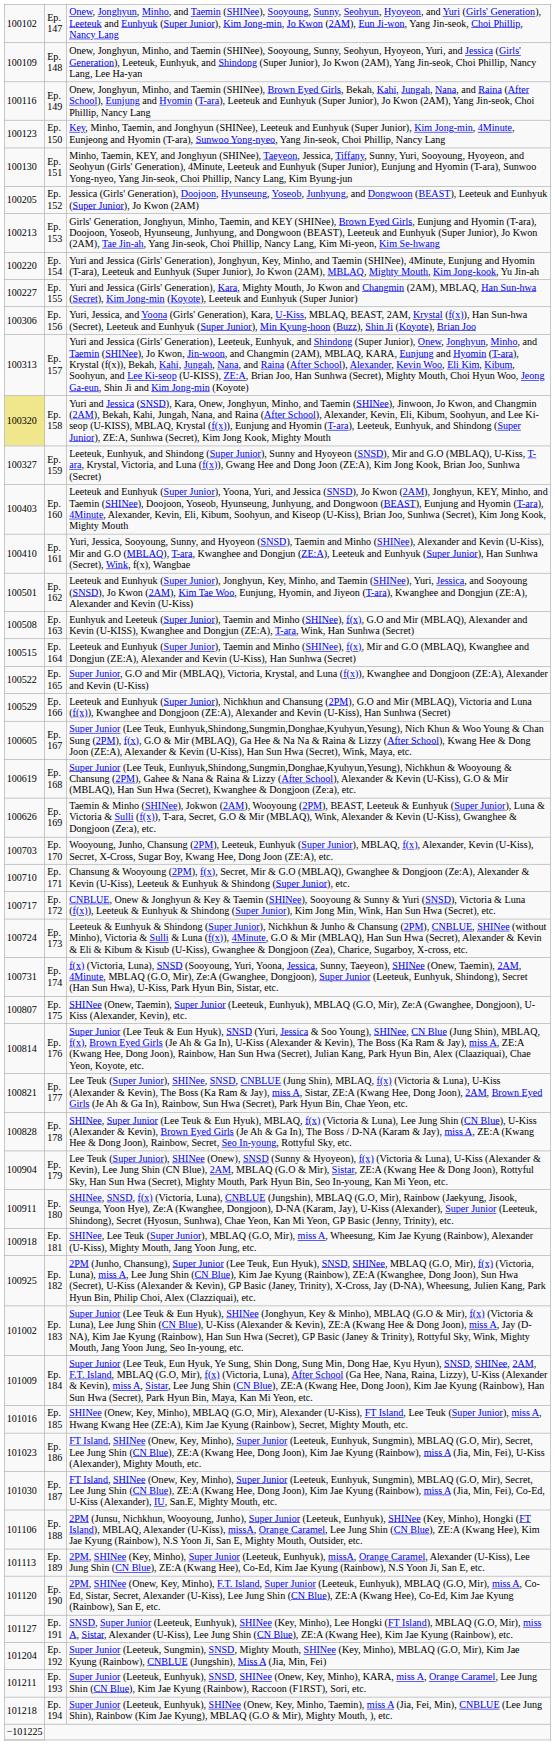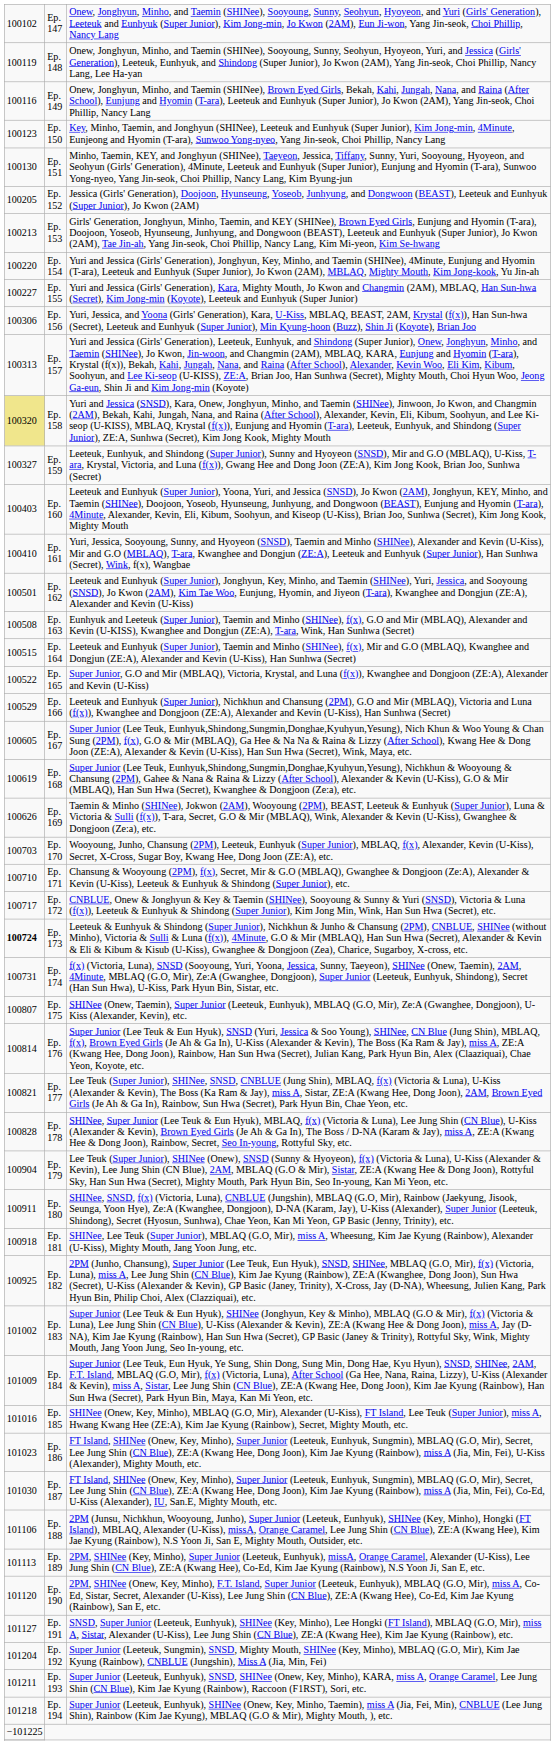(22, 62) 100109 -> (22, 62) 100119
(22, 938) normal -> (22, 938) bold
